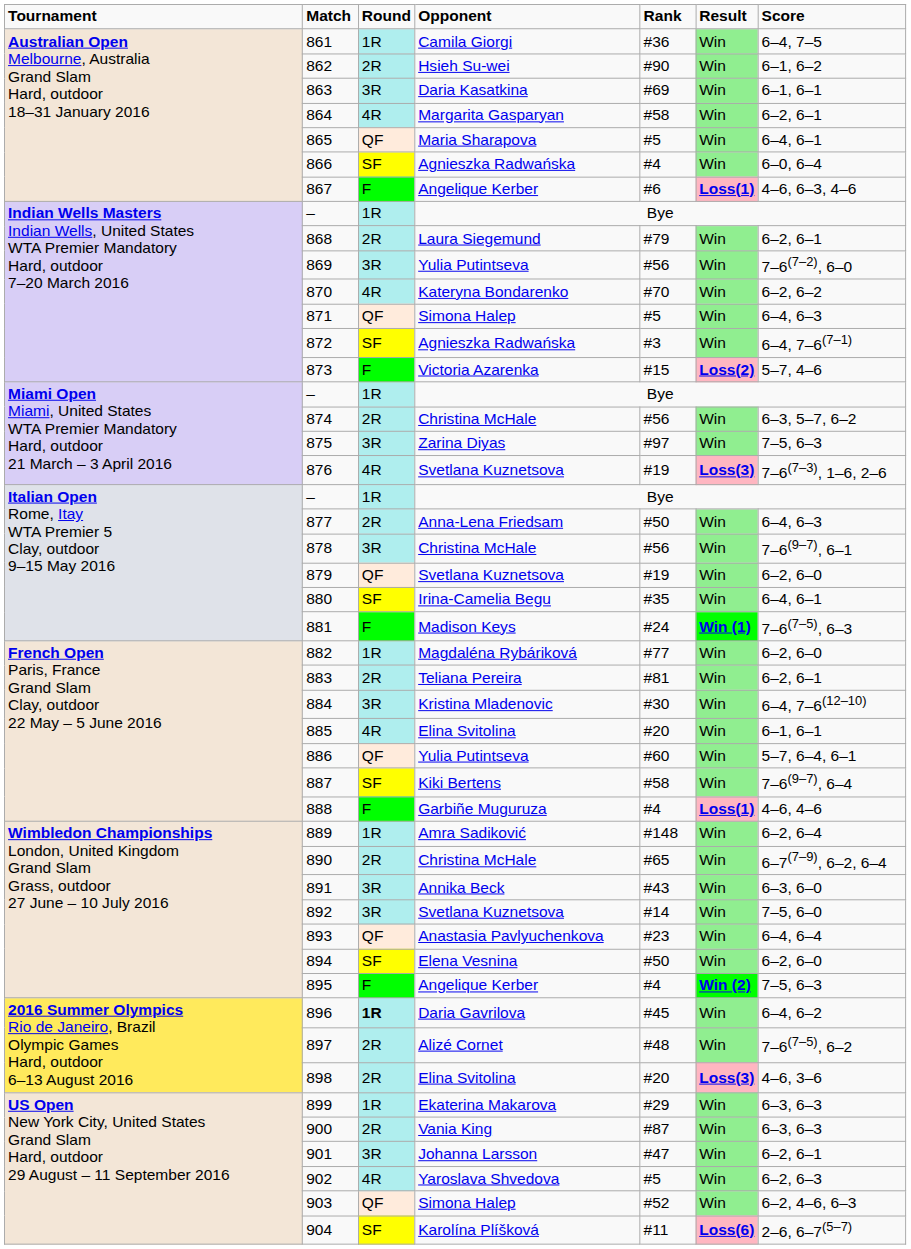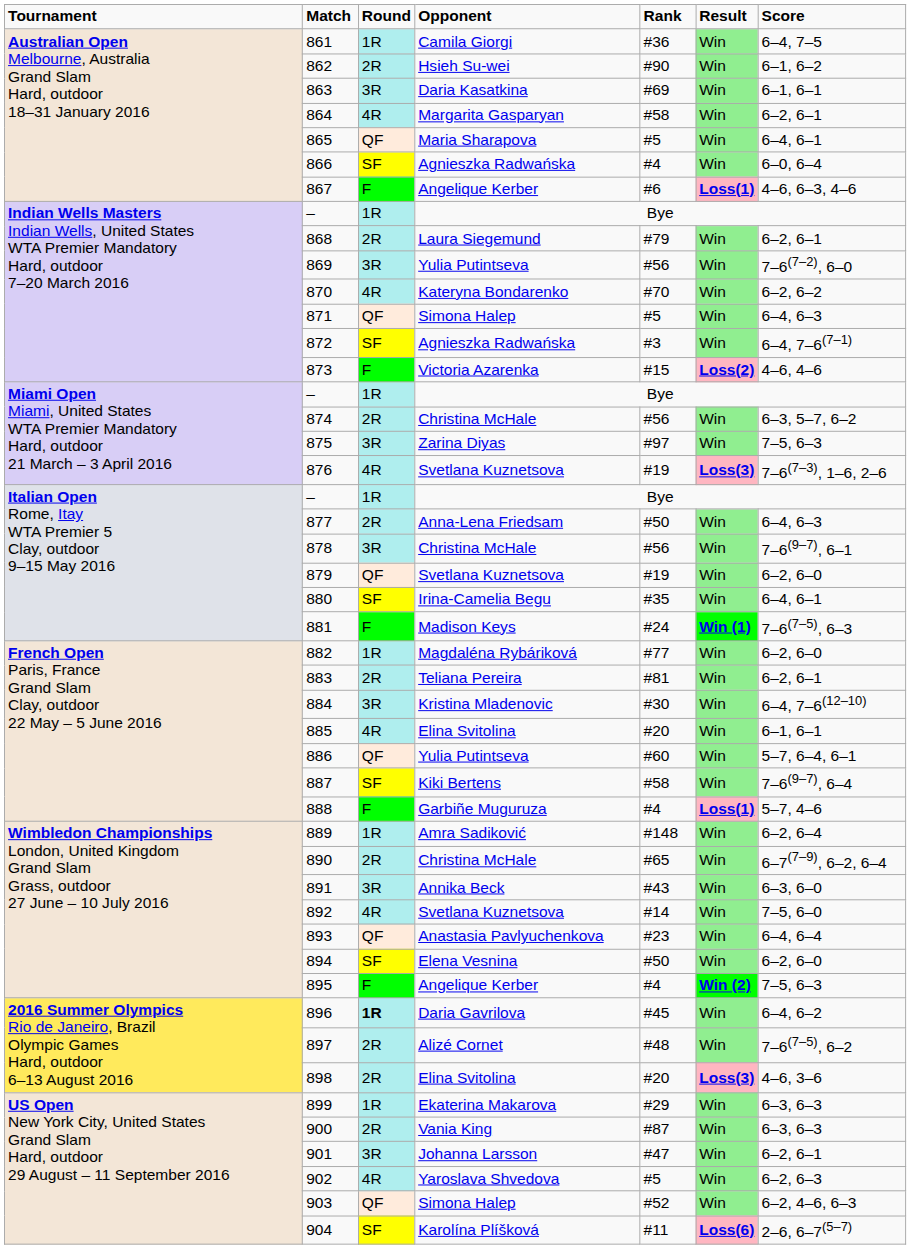(792, 369) 5–7, 4–6 -> (792, 369) 4–6, 4–6
(792, 809) 4–6, 4–6 -> (792, 809) 5–7, 4–6
(372, 911) 3R -> (372, 911) 4R
